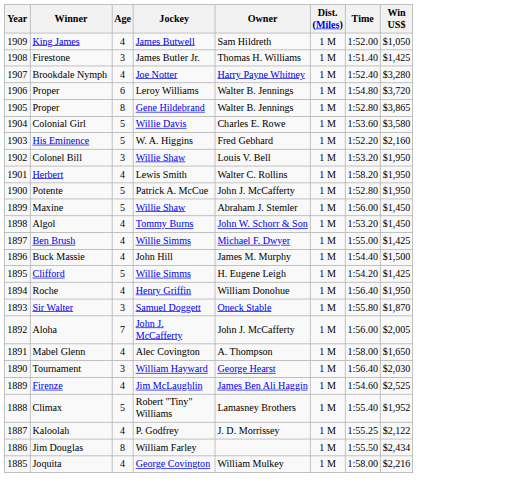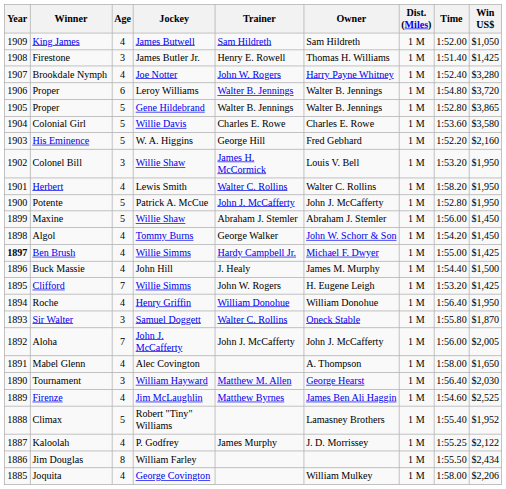+ column: (259, 19)
(123, 108) 8 -> (123, 108) 5
(363, 224) 1:53.20 -> (451, 236) 1:54.20
(17, 241) normal -> (17, 253) bold
(123, 274) 5 -> (123, 286) 7
(363, 274) 1:54.20 -> (451, 286) 1:53.20
(397, 464) $2,216 -> (485, 476) $2,206
